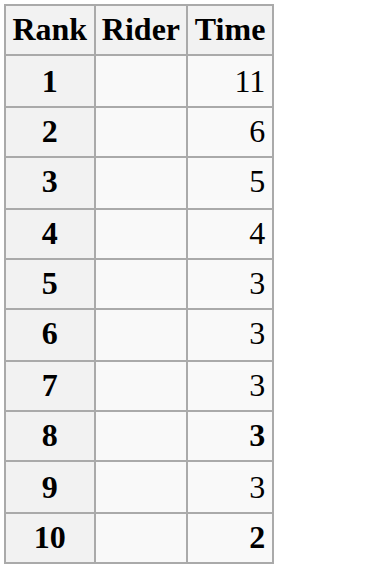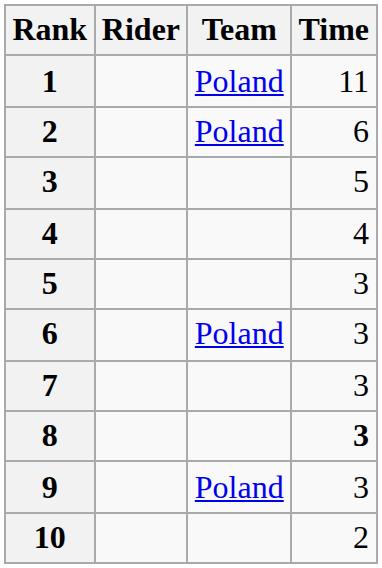+ column: (239, 29)
(257, 537) bold -> (361, 537) normal
